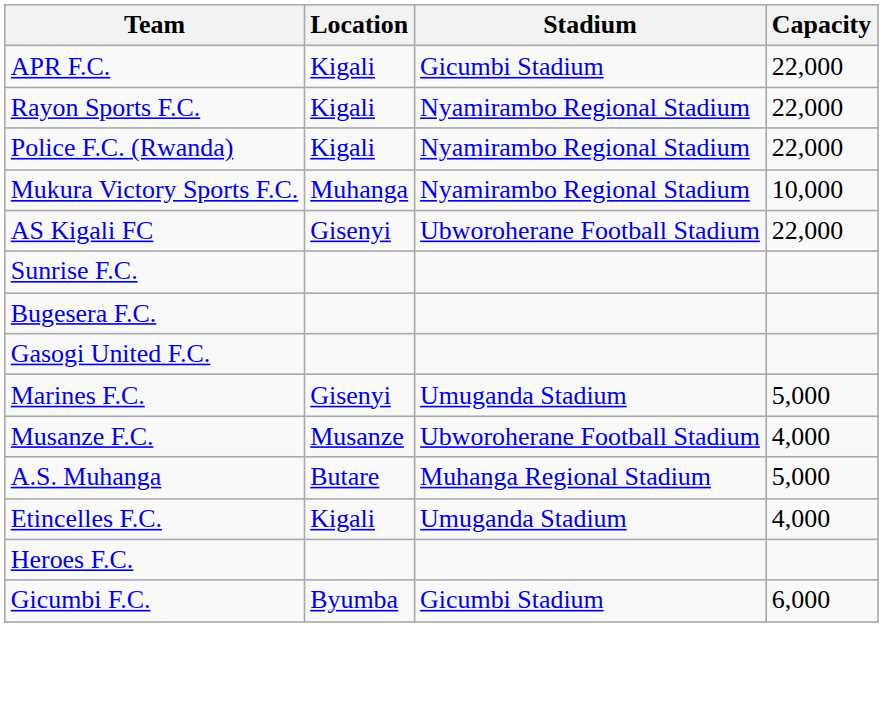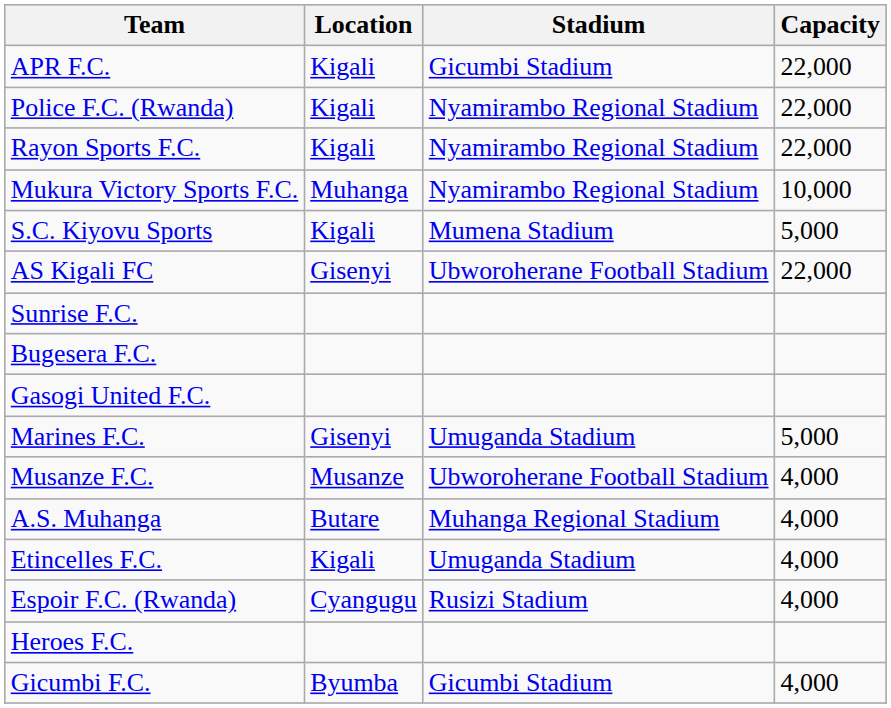rows swapped: (106, 107) <-> (122, 148)
+ row: (112, 230)
(801, 477) 5,000 -> (810, 518) 4,000
+ row: (124, 600)
(801, 600) 6,000 -> (810, 682) 4,000
